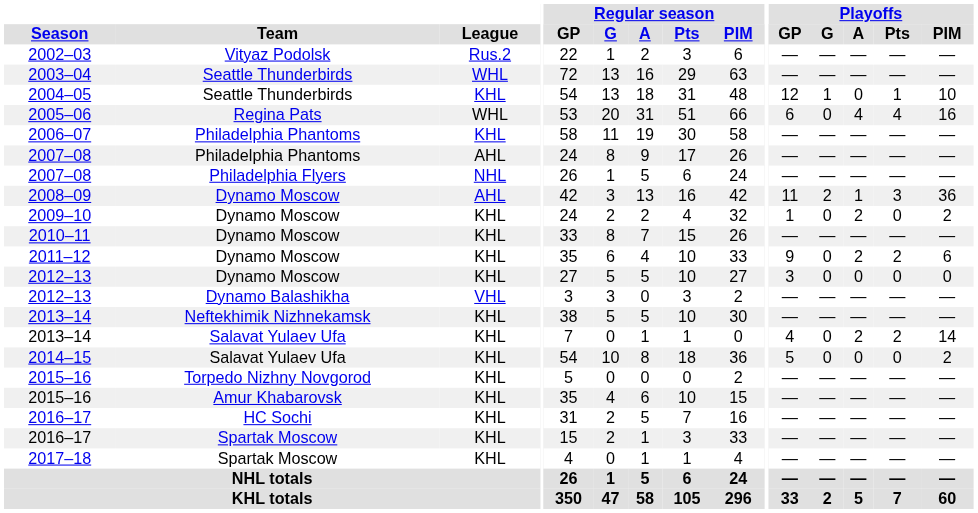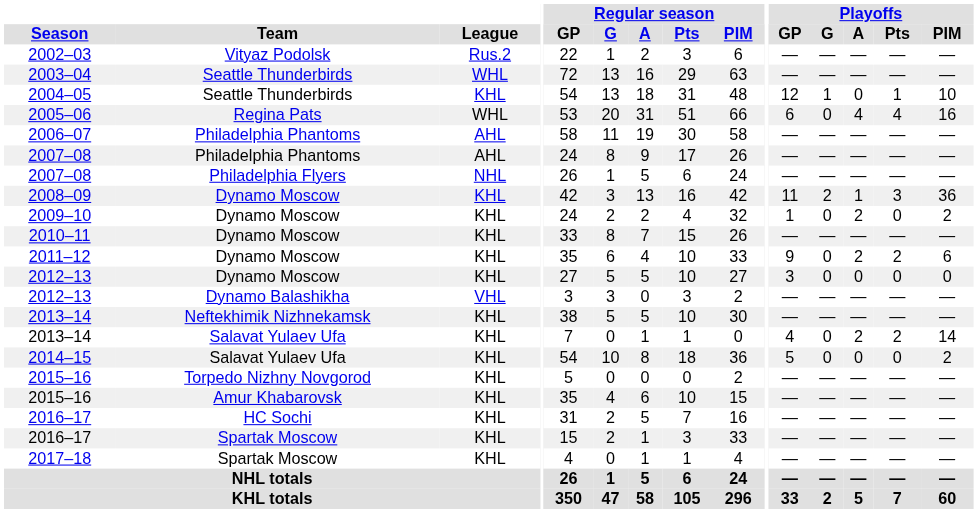(490, 135) KHL -> (490, 135) AHL
(490, 195) AHL -> (490, 195) KHL
